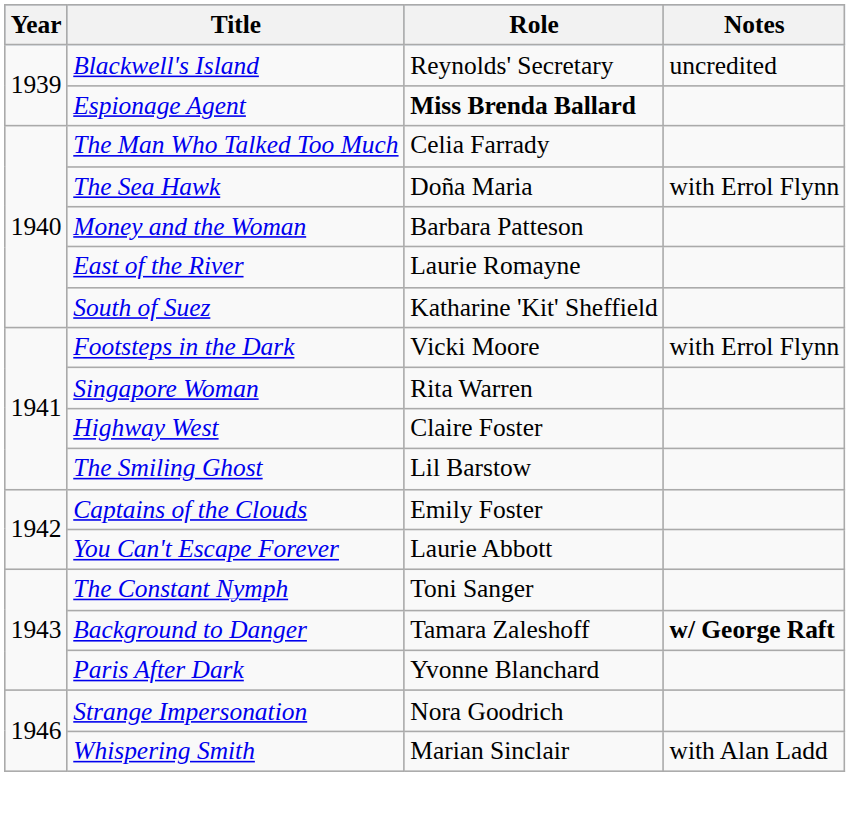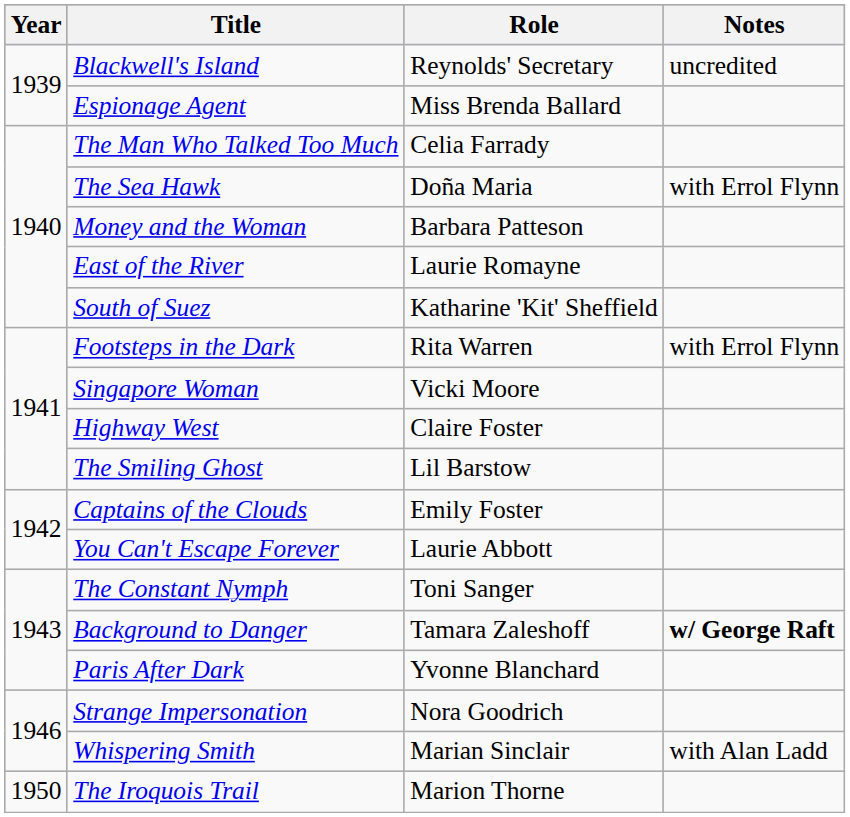(523, 105) bold -> (516, 105) normal
(475, 347) Vicki Moore -> (472, 347) Rita Warren
(472, 387) Rita Warren -> (475, 387) Vicki Moore
+ row: (166, 791)
